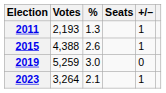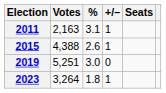columns swapped: (119, 12) <-> (146, 12)
(66, 29) 2,193 -> (66, 29) 2,163
(93, 29) 1.3 -> (93, 29) 3.1
(66, 63) 5,259 -> (66, 63) 5,251
(93, 79) 2.1 -> (93, 79) 1.8
